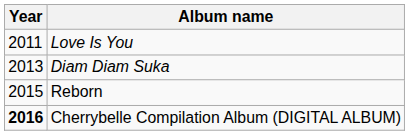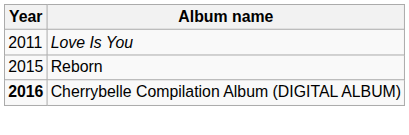- row: (110, 67)
